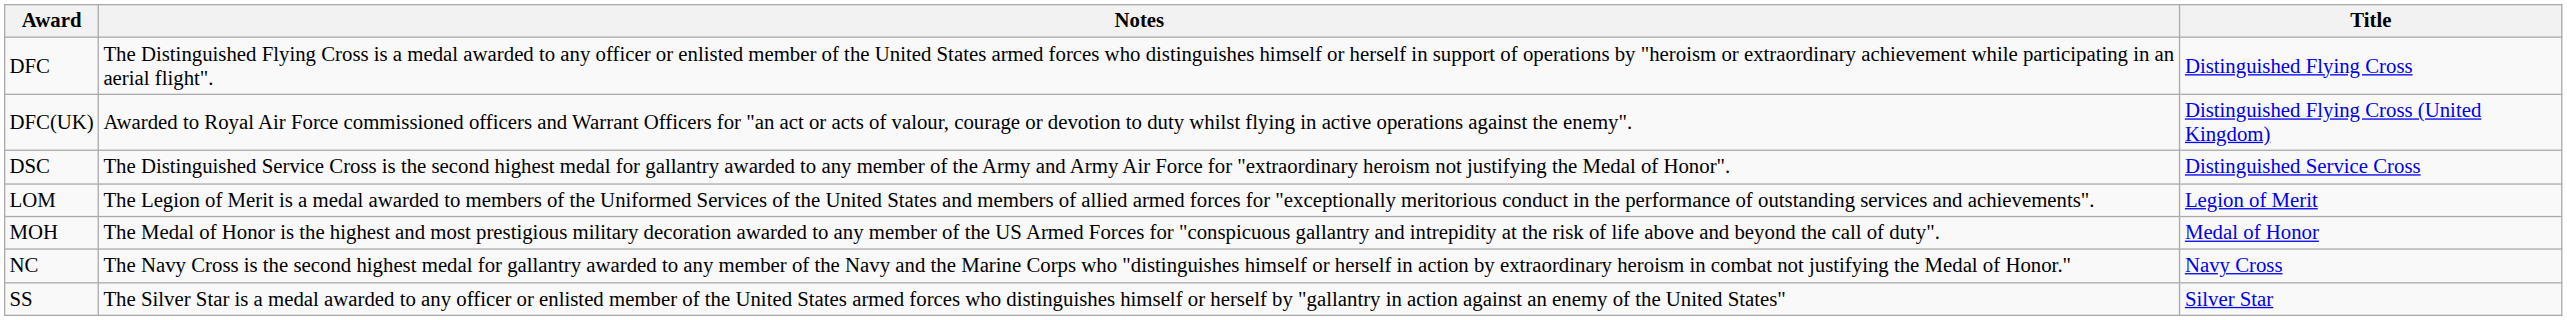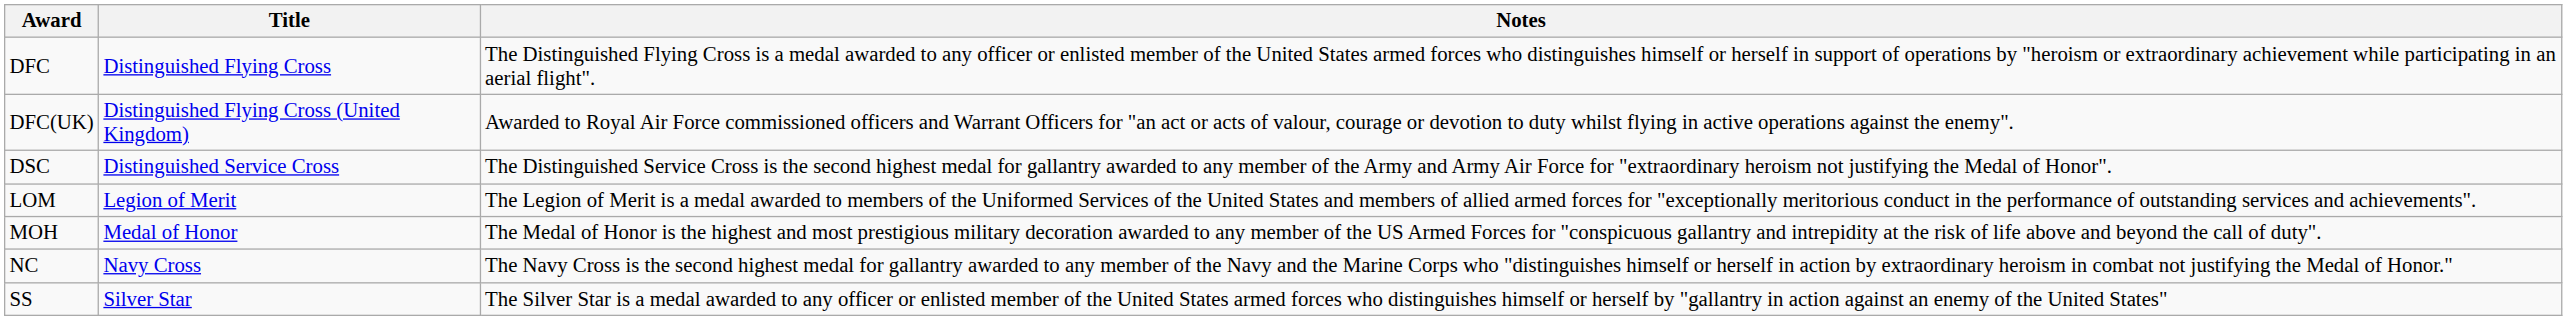columns swapped: (2371, 20) <-> (1139, 20)
